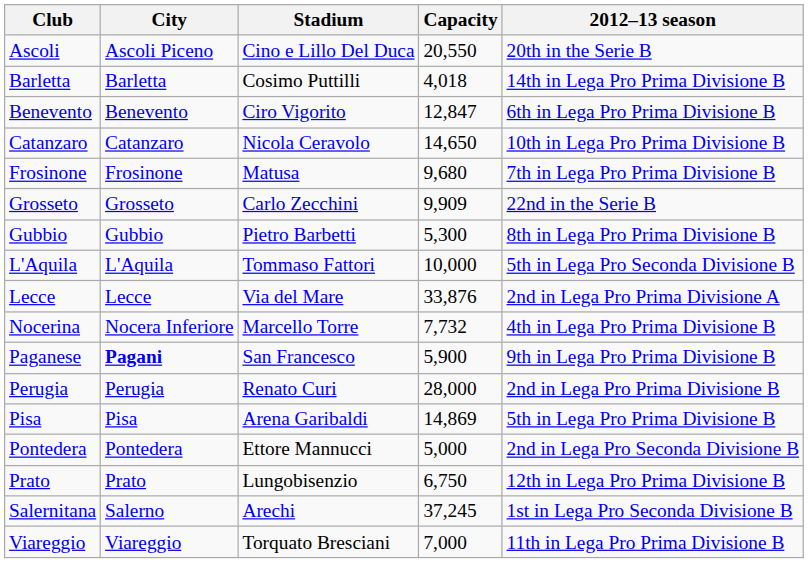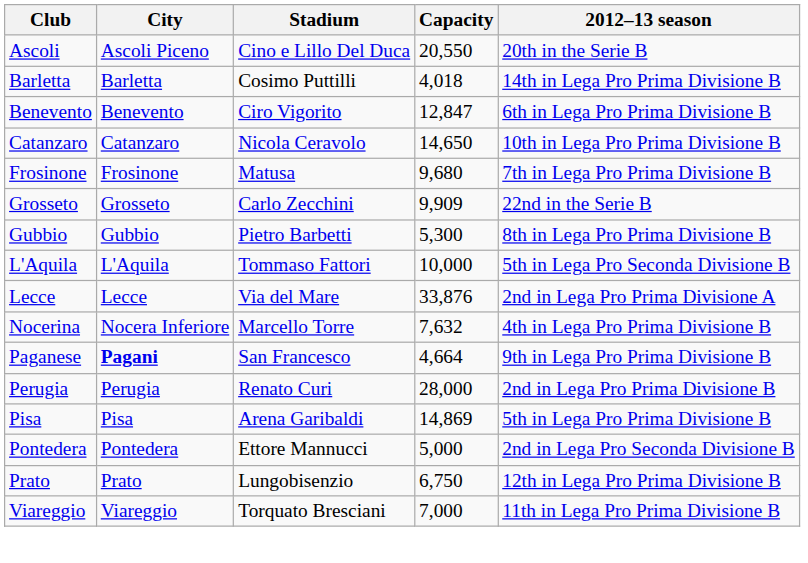(445, 326) 7,732 -> (441, 326) 7,632
(445, 357) 5,900 -> (441, 357) 4,664
- row: (53, 511)
